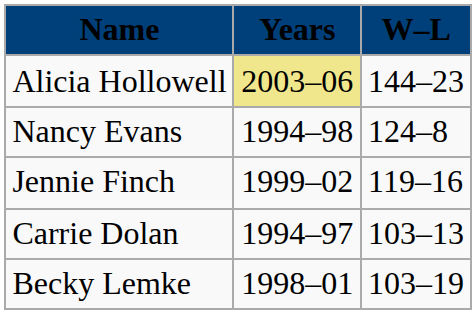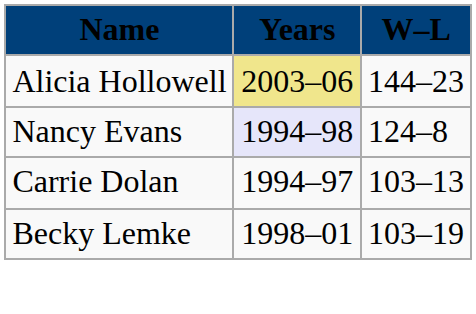(297, 131) no background -> (297, 131) lavender background
- row: (94, 182)
